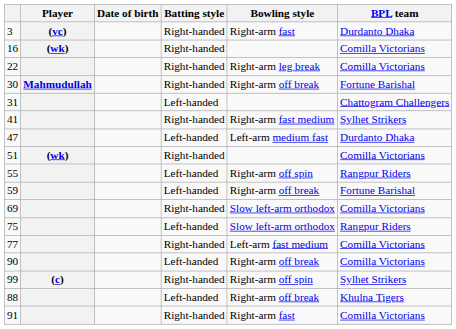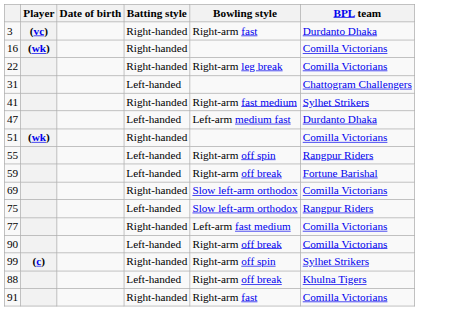- row: (13, 84)
